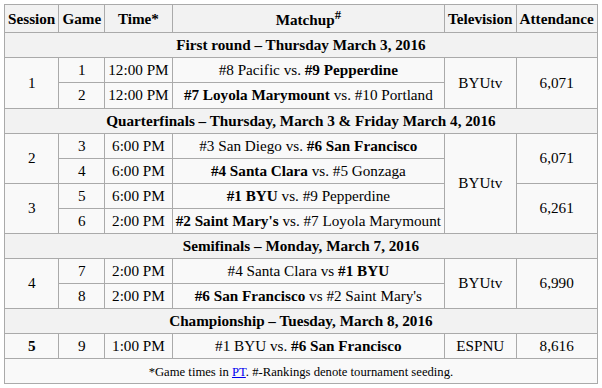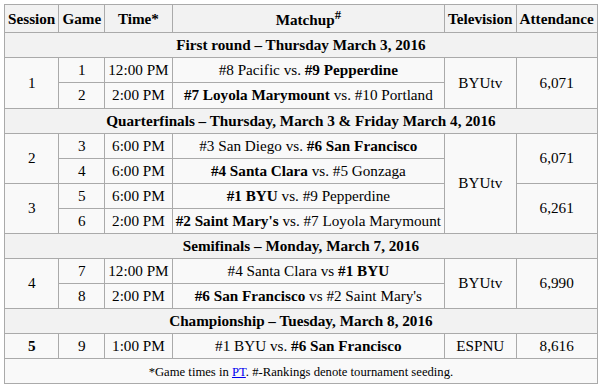(138, 95) 12:00 PM -> (138, 95) 2:00 PM
(138, 270) 2:00 PM -> (138, 270) 12:00 PM
